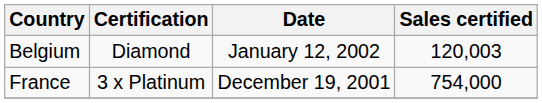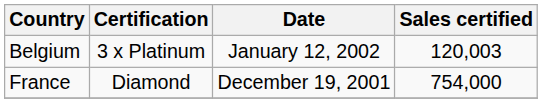(151, 51) Diamond -> (151, 51) 3 x Platinum
(151, 82) 3 x Platinum -> (151, 82) Diamond
